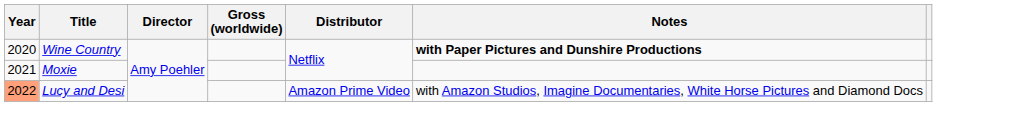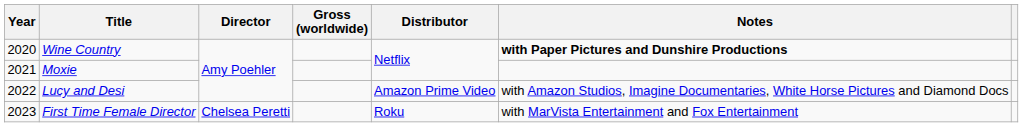(22, 91) lightsalmon background -> (22, 91) no background
+ row: (119, 111)
